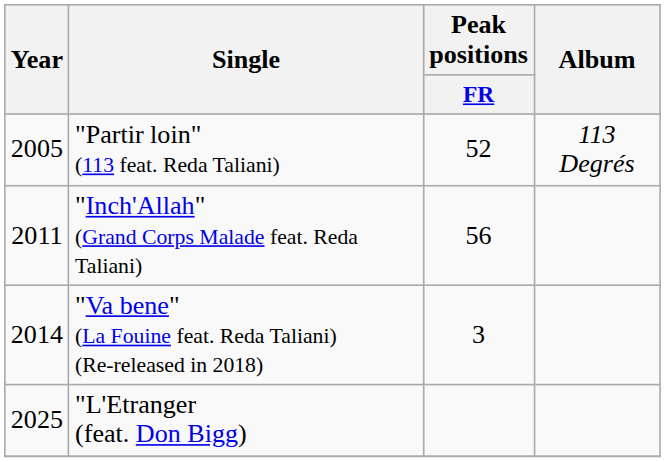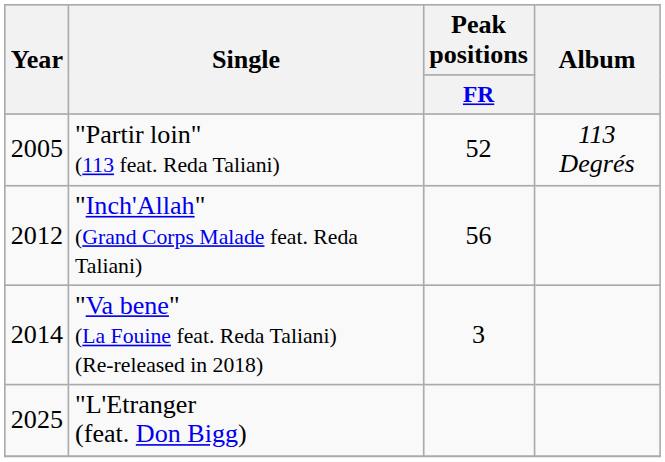(37, 234) 2011 -> (37, 234) 2012
